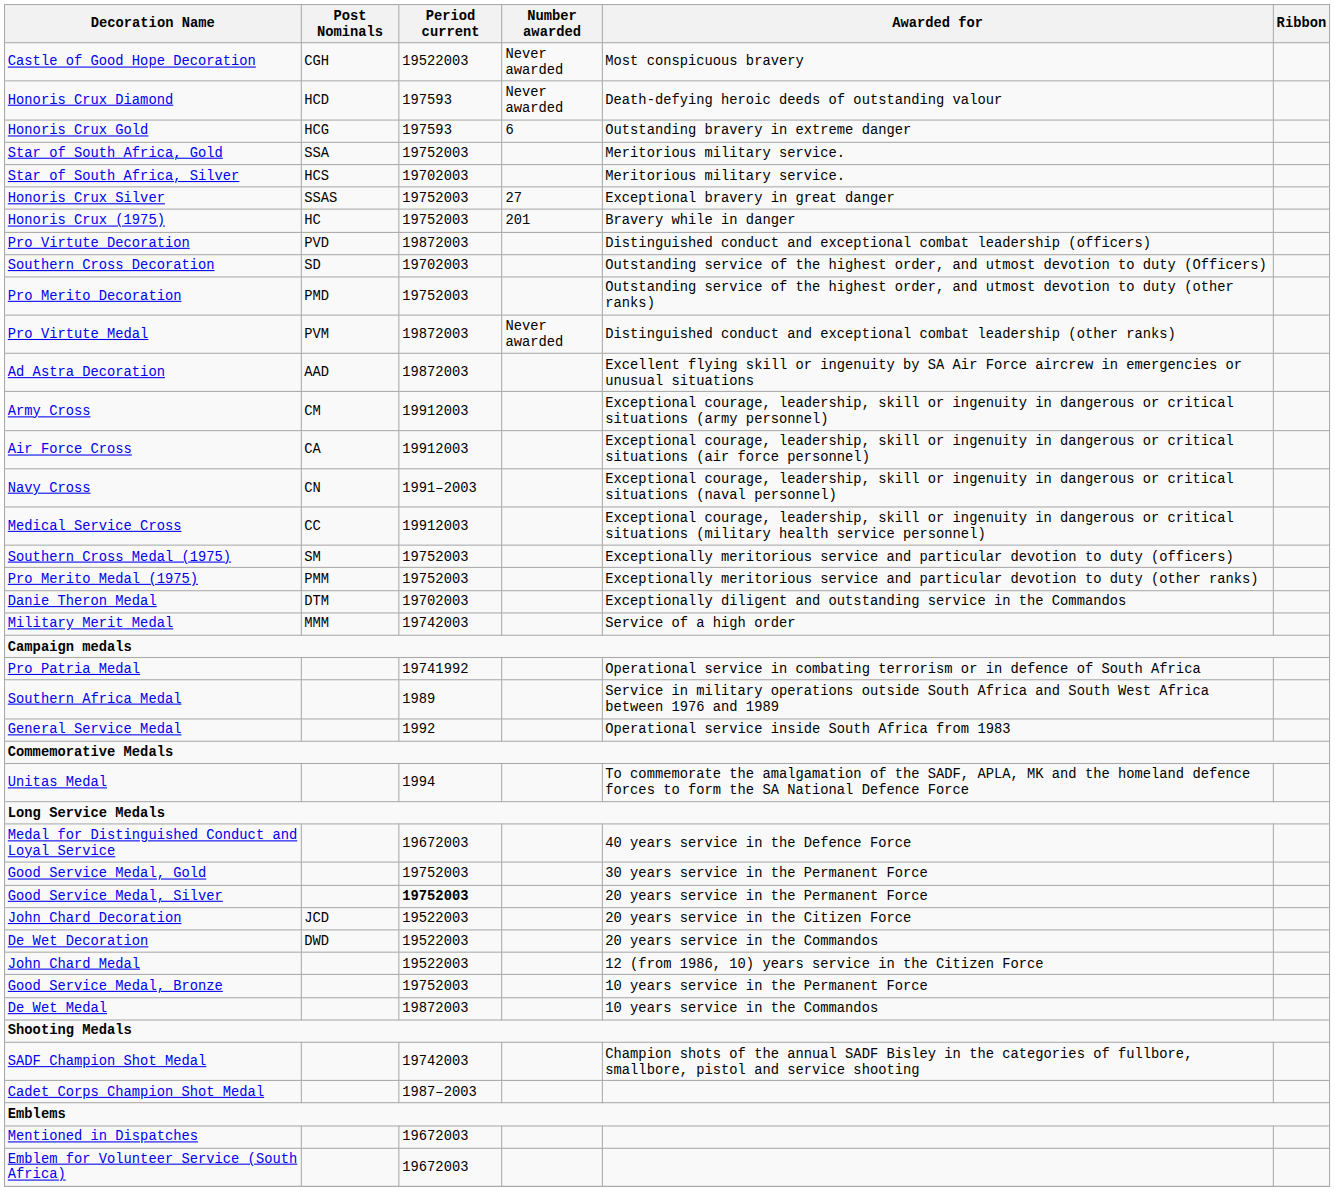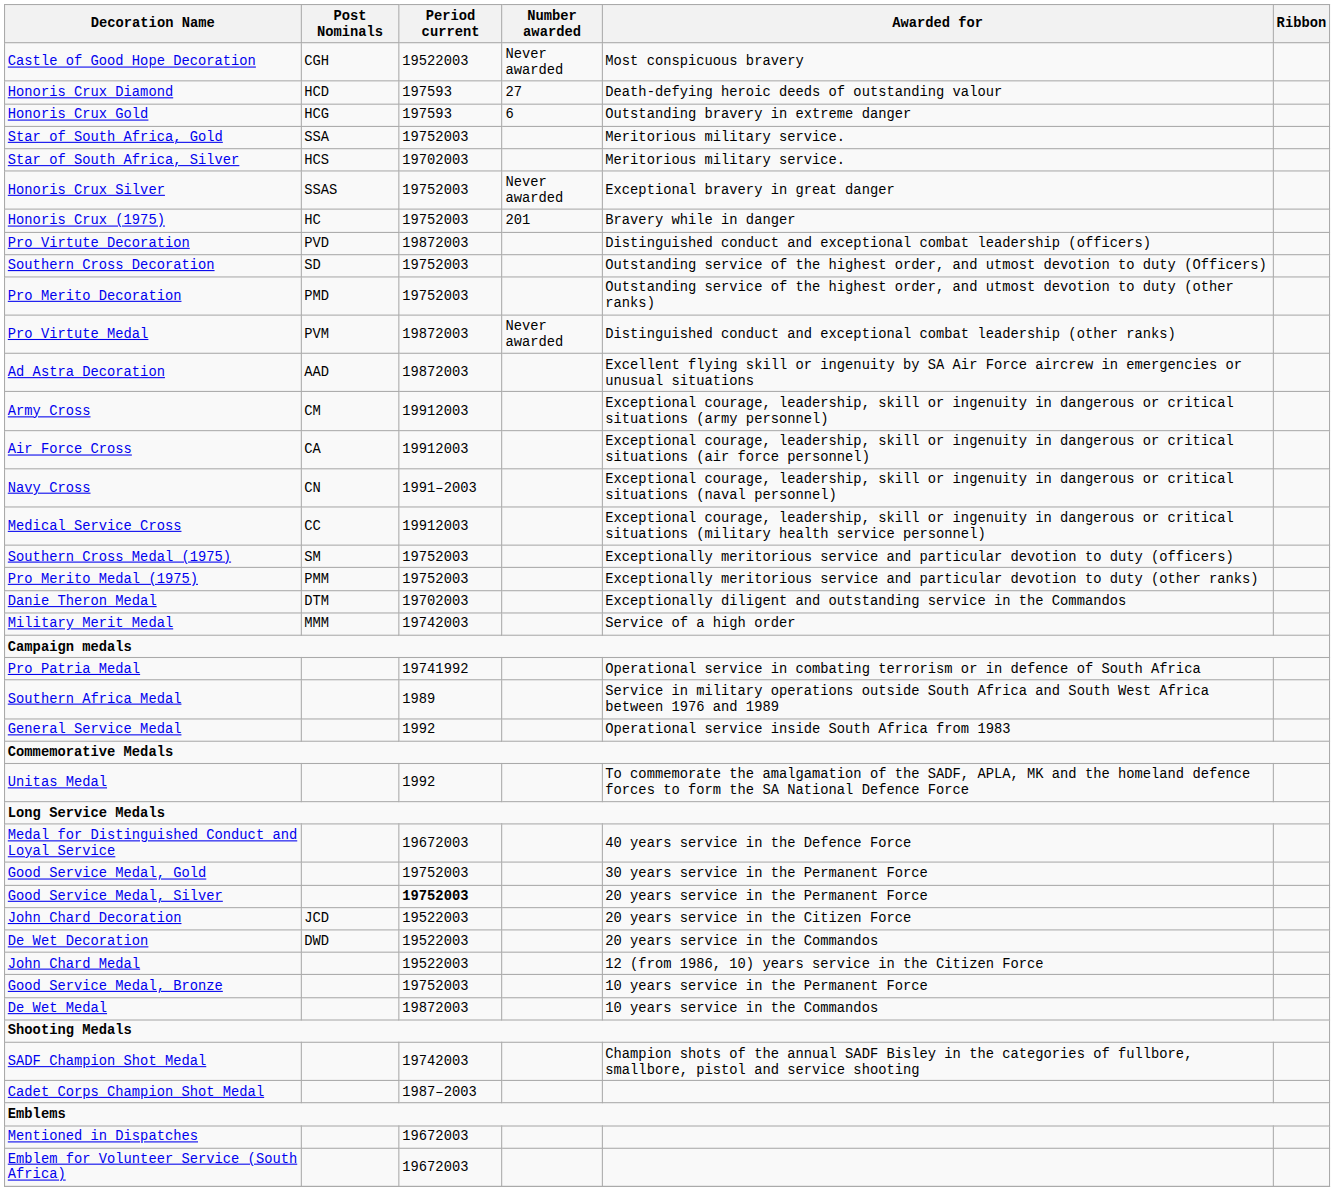(534, 100) Never awarded -> (514, 92) 27
(514, 198) 27 -> (534, 190) Never awarded
(435, 266) 19702003 -> (435, 266) 19752003
(419, 783) 1994 -> (419, 783) 1992
